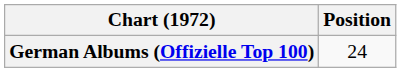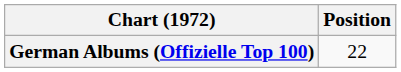(357, 51) 24 -> (357, 51) 22
